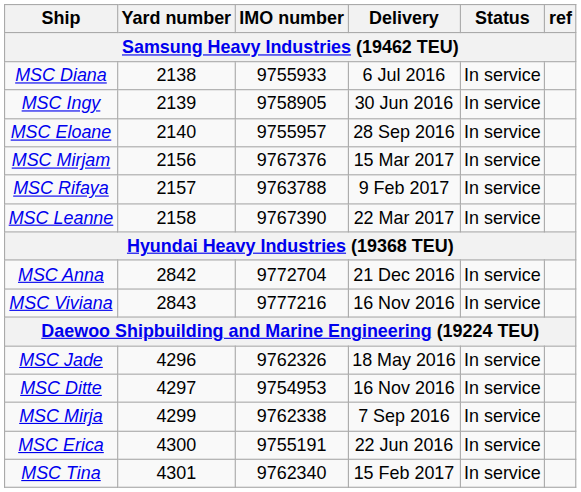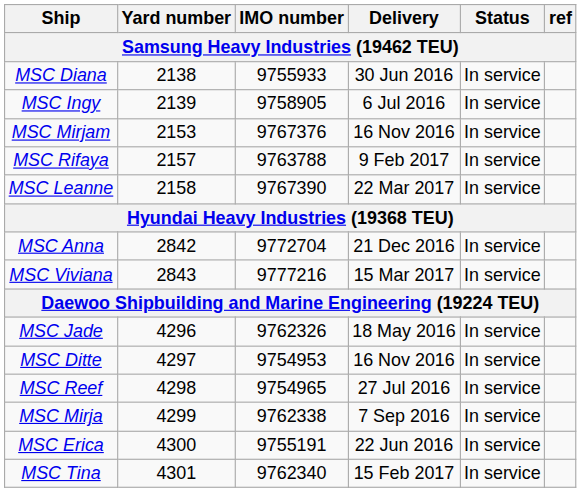(404, 75) 6 Jul 2016 -> (404, 75) 30 Jun 2016
(404, 103) 30 Jun 2016 -> (404, 103) 6 Jul 2016
- row: (61, 132)
(176, 160) 2156 -> (176, 132) 2153
(404, 160) 15 Mar 2017 -> (404, 132) 16 Nov 2016
(404, 302) 16 Nov 2016 -> (404, 274) 15 Mar 2017
+ row: (61, 388)
